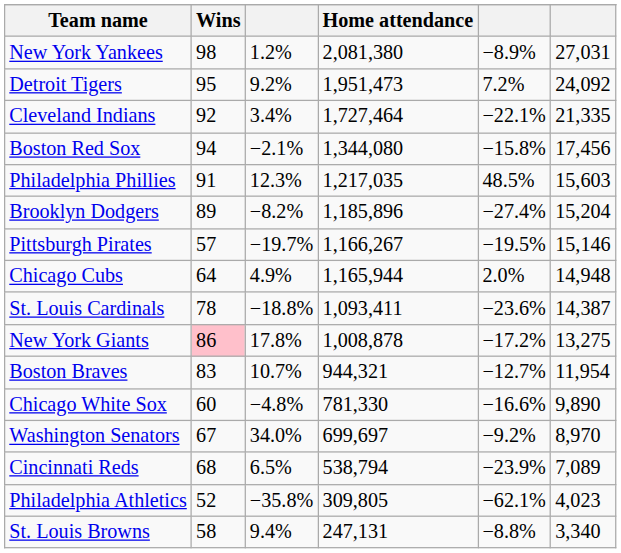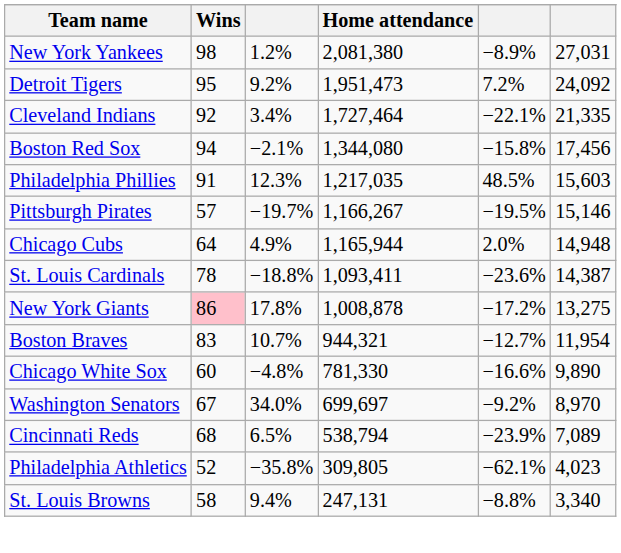- row: (84, 212)
